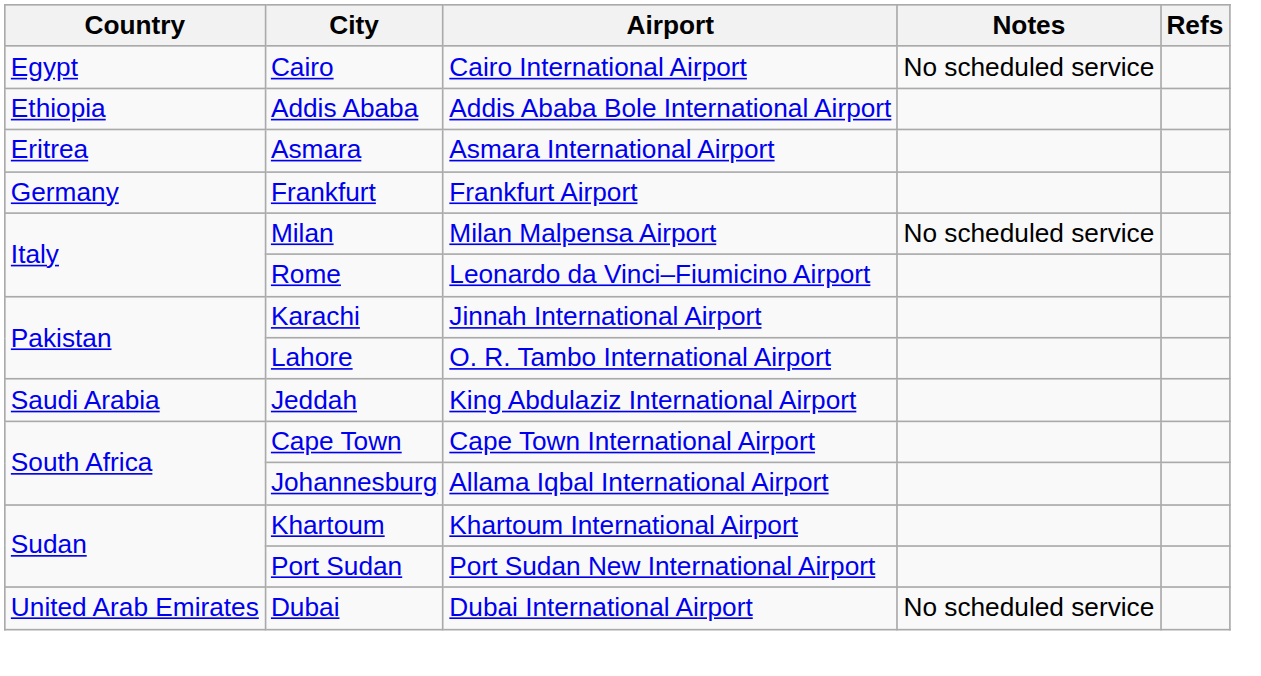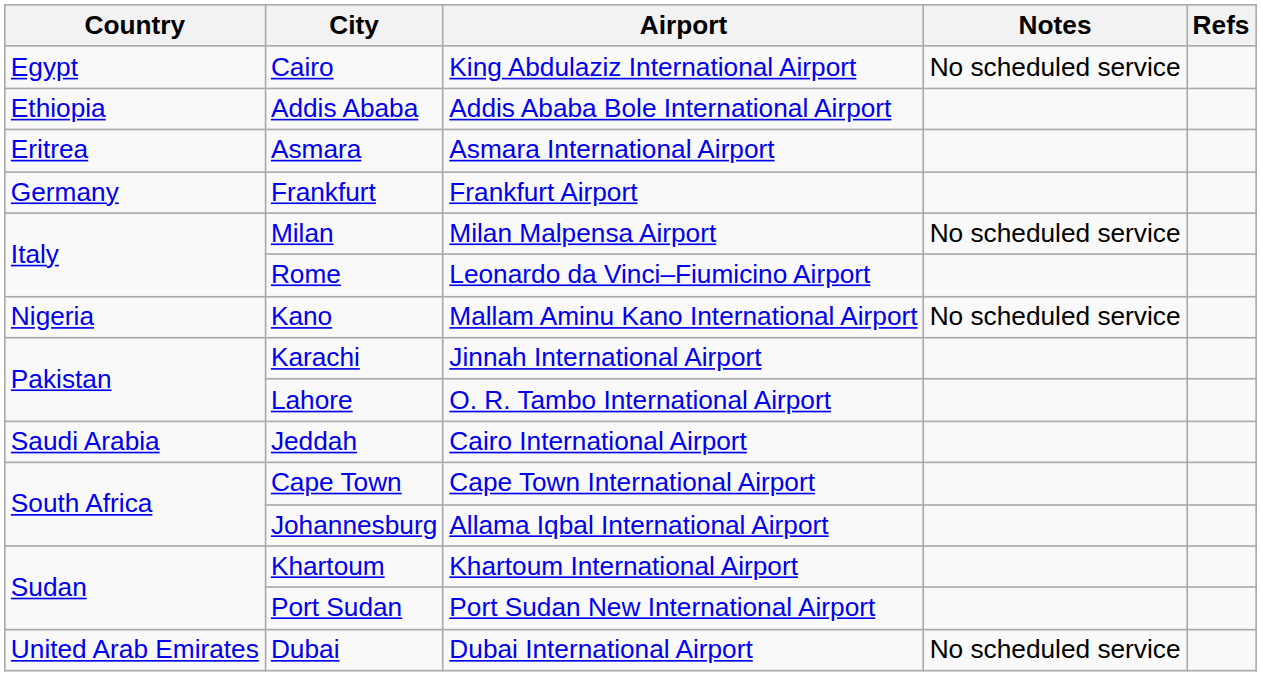(598, 66) Cairo International Airport -> (653, 66) King Abdulaziz International Airport
+ row: (302, 316)
(653, 399) King Abdulaziz International Airport -> (598, 441) Cairo International Airport
